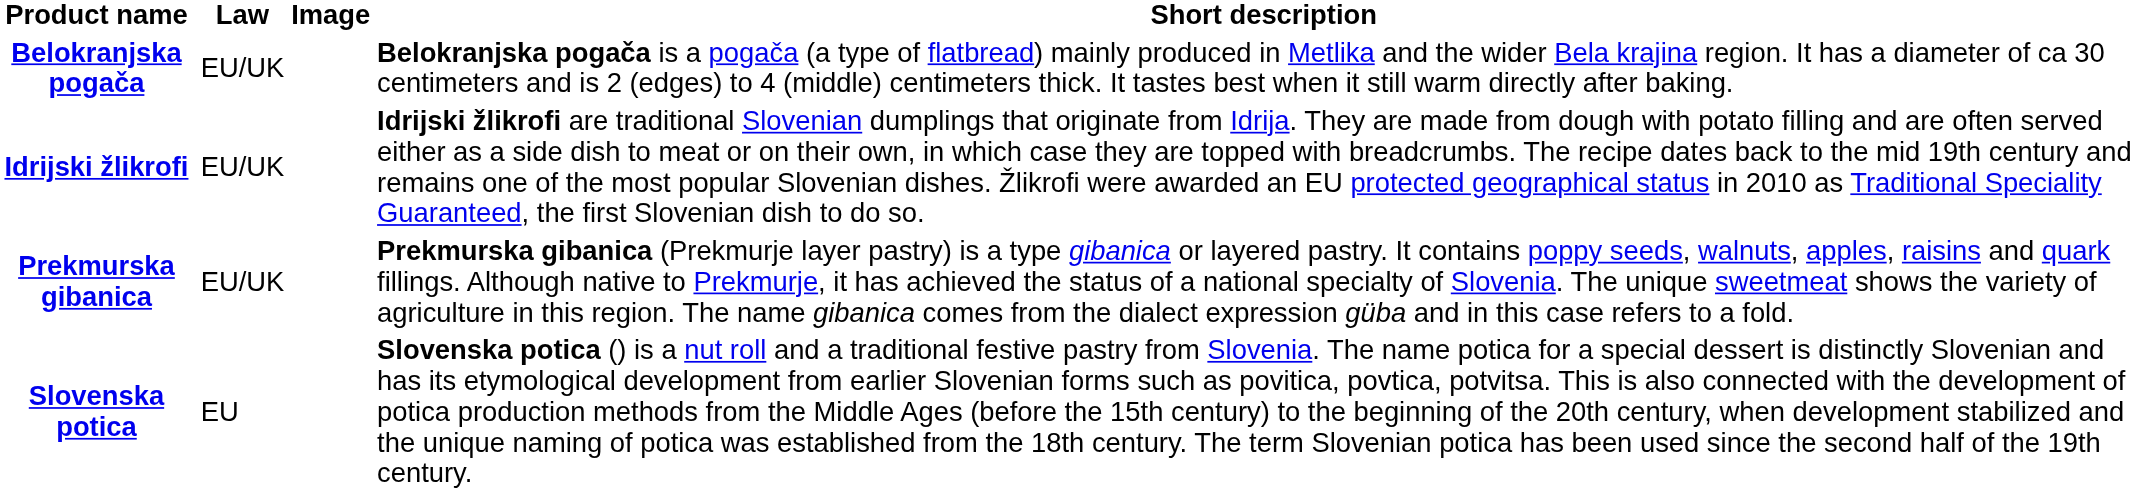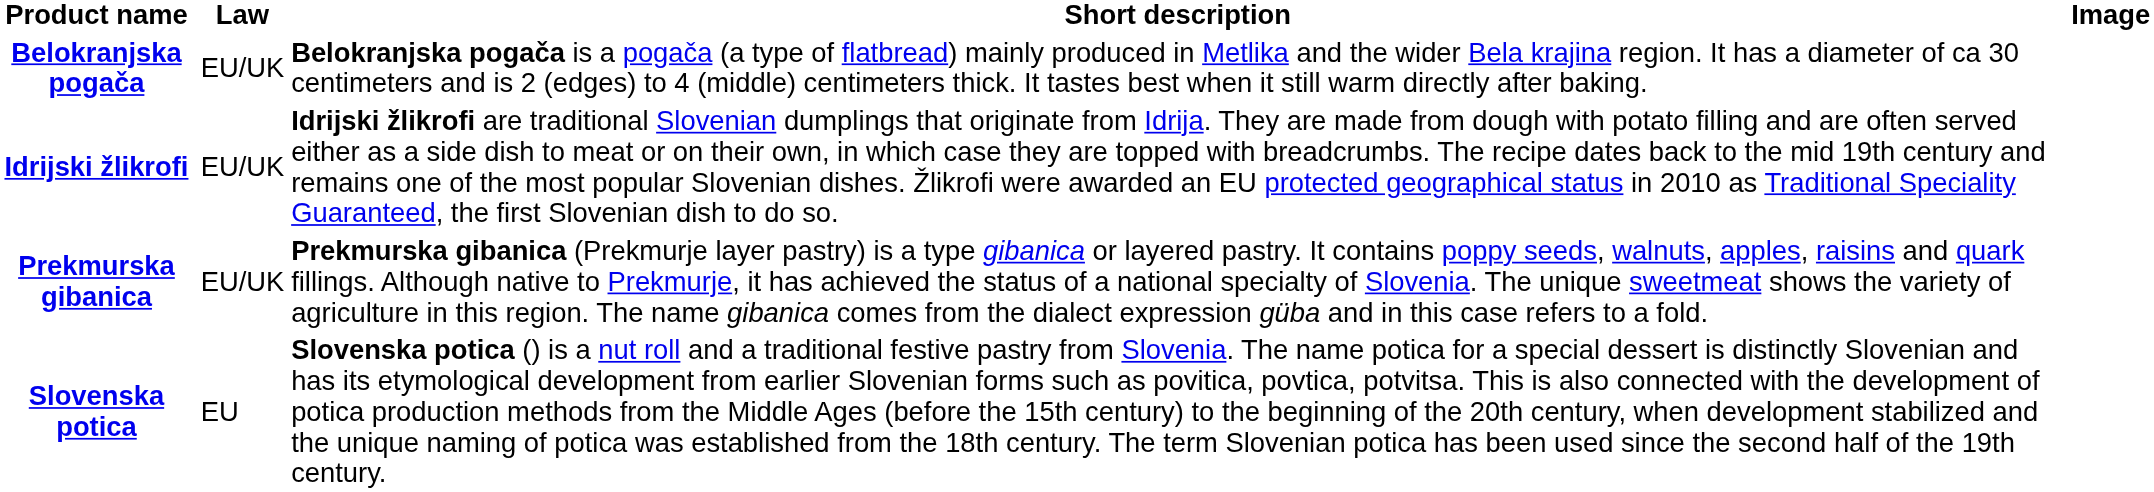columns swapped: (1264, 15) <-> (331, 15)
